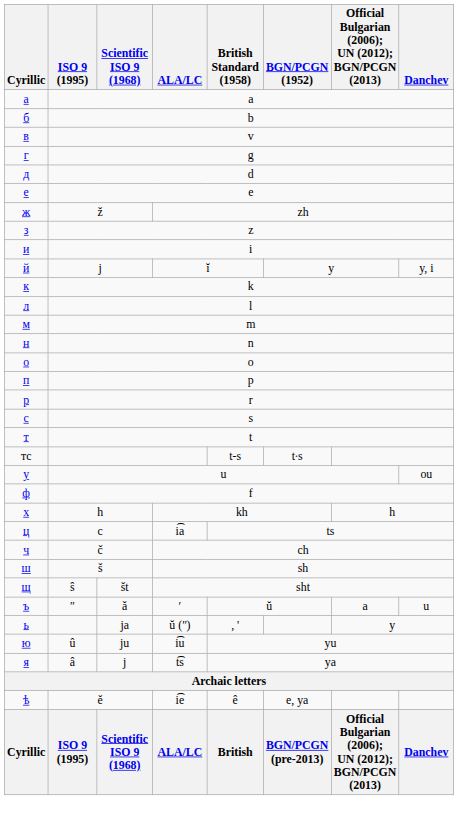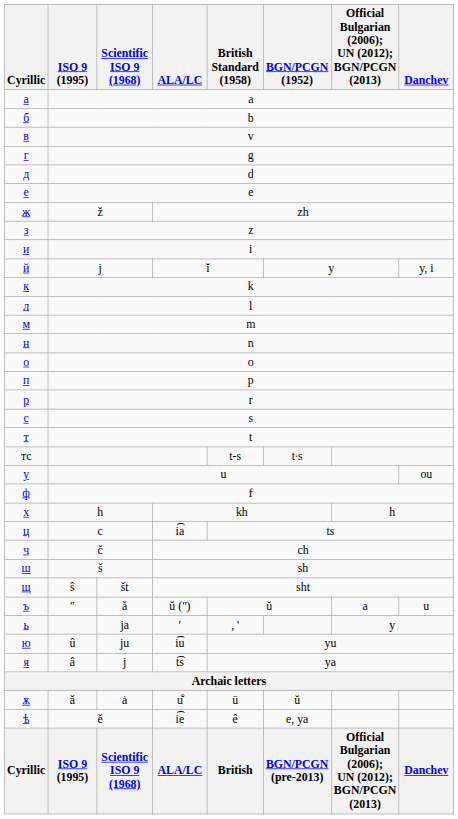(180, 606) ʹ -> (180, 606) ŭ (ʺ)
(180, 625) ŭ (ʺ) -> (180, 625) ʹ
+ row: (26, 700)
